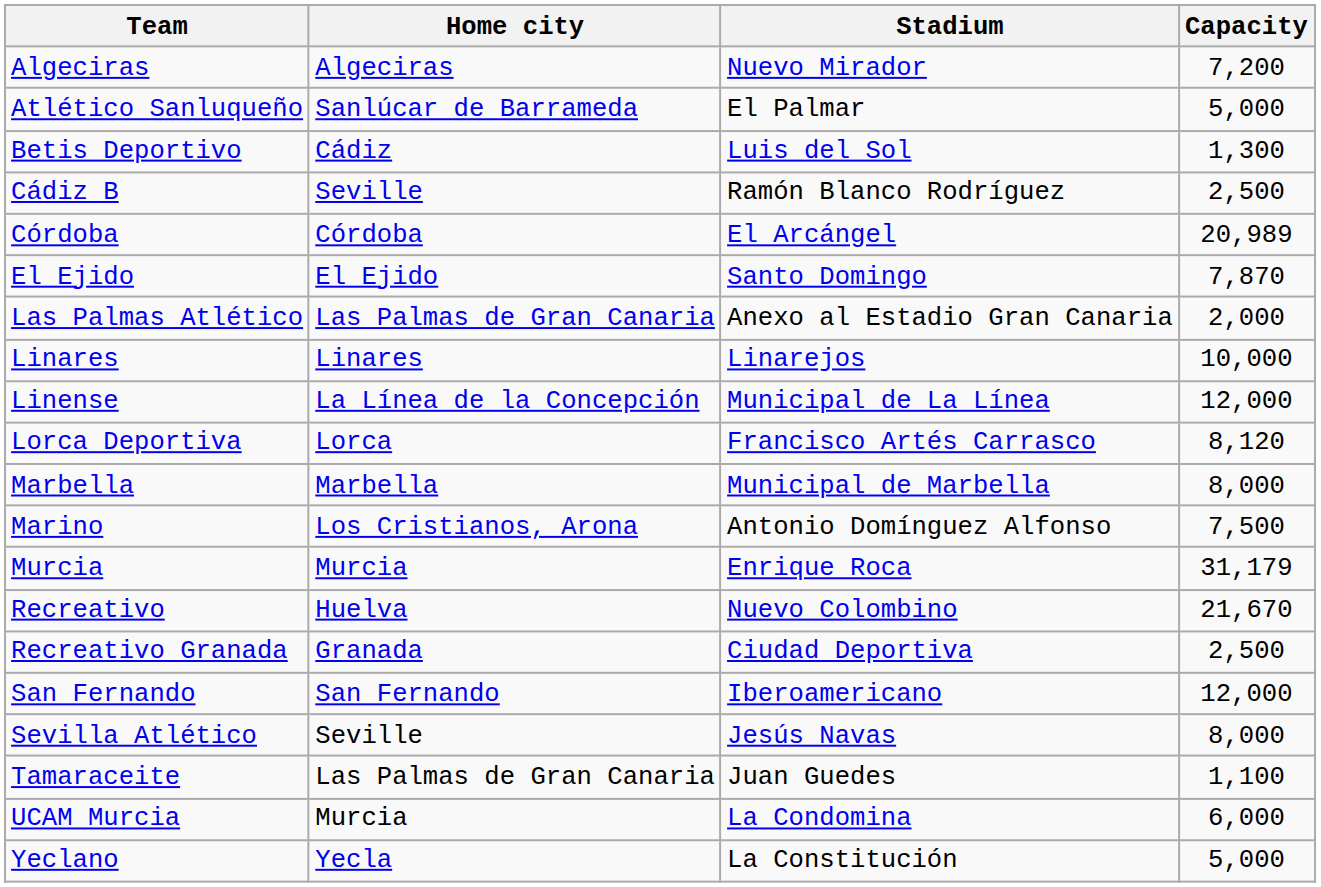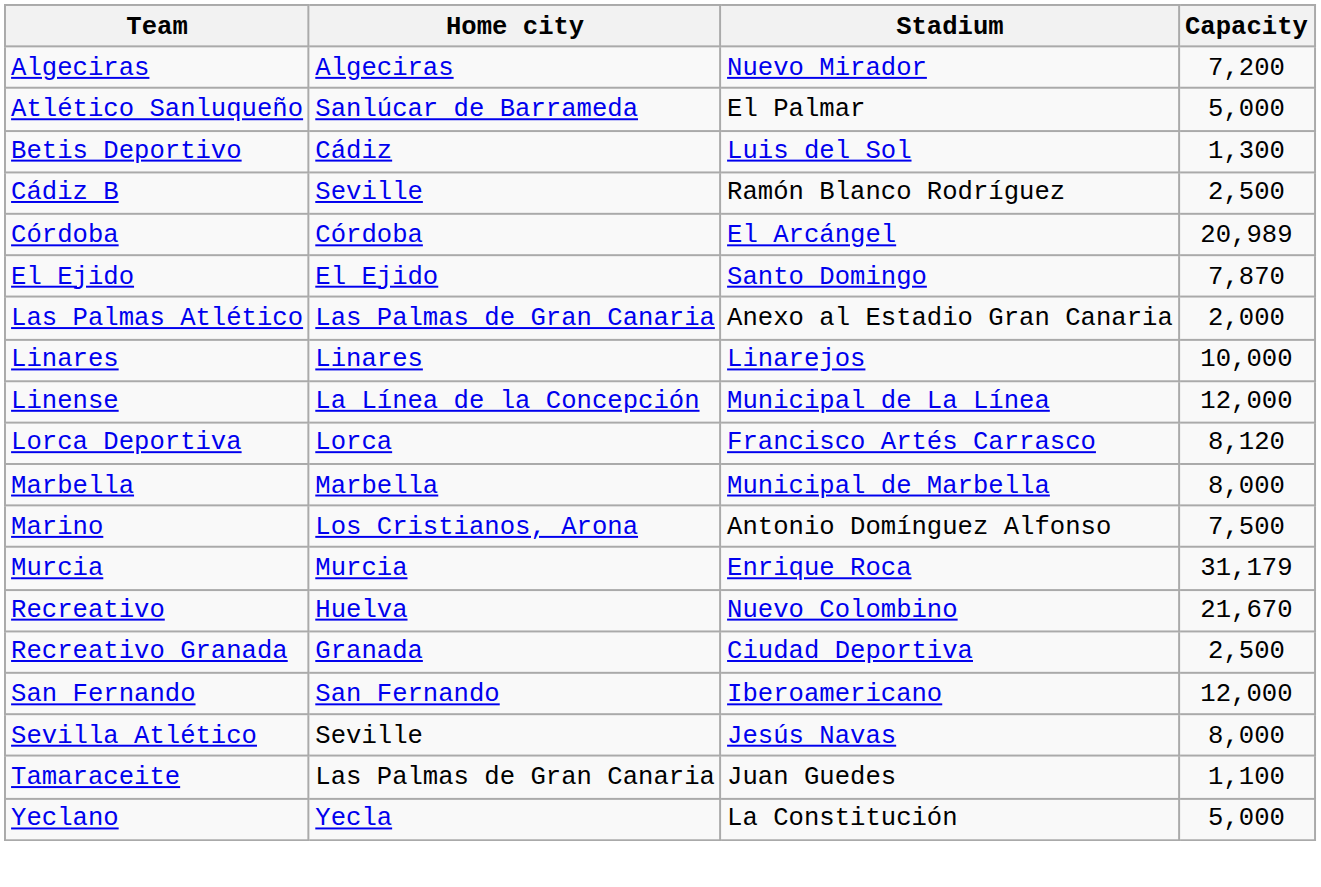- row: (96, 819)
